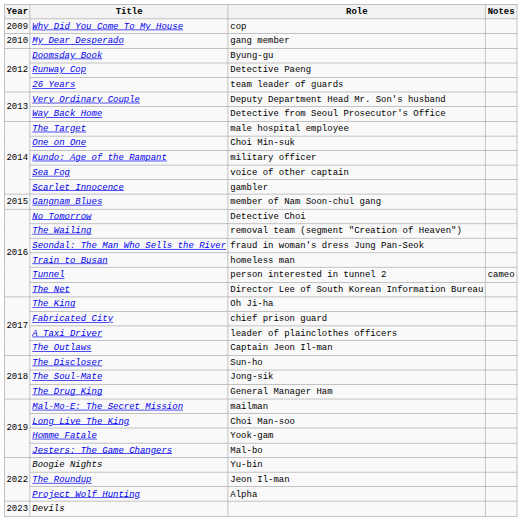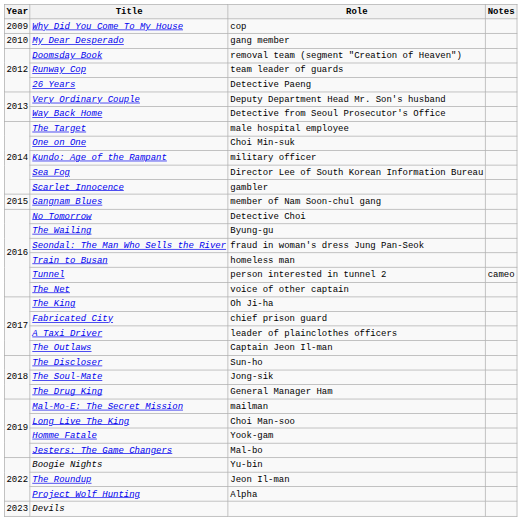(252, 56) Byung-gu -> (346, 56) removal team (segment "Creation of Heaven")
(271, 70) Detective Paeng -> (287, 70) team leader of guards
(287, 85) team leader of guards -> (271, 85) Detective Paeng
(290, 172) voice of other captain -> (357, 172) Director Lee of South Korean Information Bureau
(346, 231) removal team (segment "Creation of Heaven") -> (252, 231) Byung-gu
(357, 289) Director Lee of South Korean Information Bureau -> (290, 289) voice of other captain
